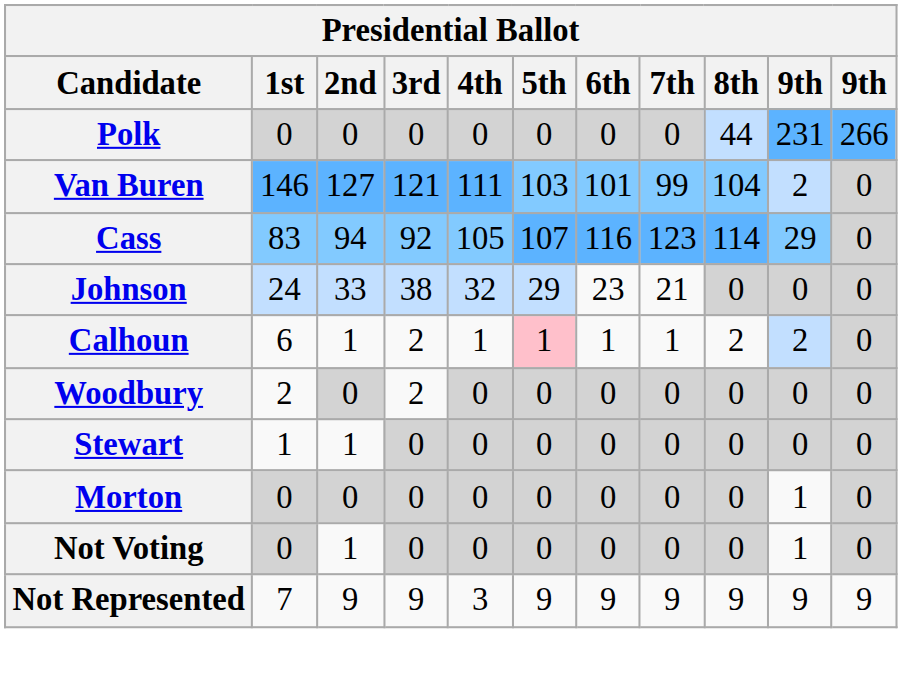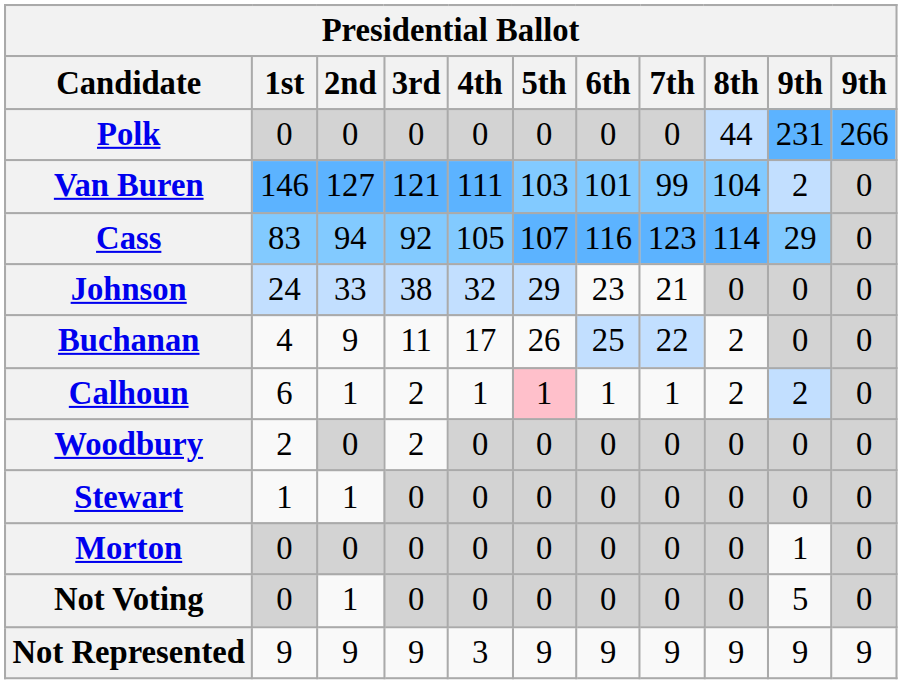+ row: (129, 340)
(800, 548) 1 -> (800, 599) 5
(284, 599) 7 -> (284, 651) 9
